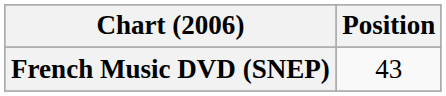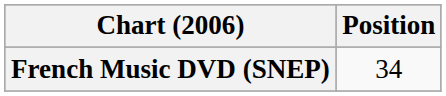(389, 68) 43 -> (389, 68) 34
